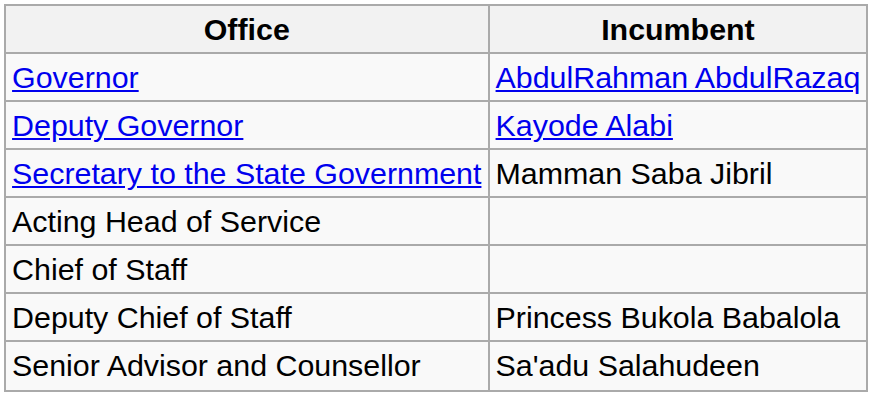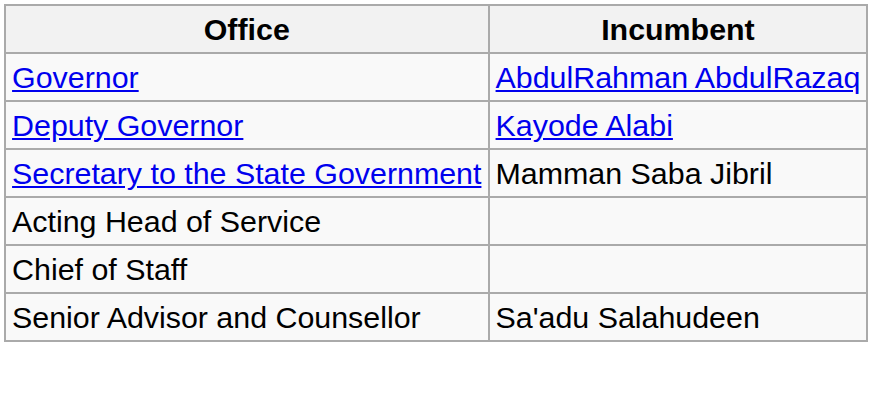- row: (152, 318)
